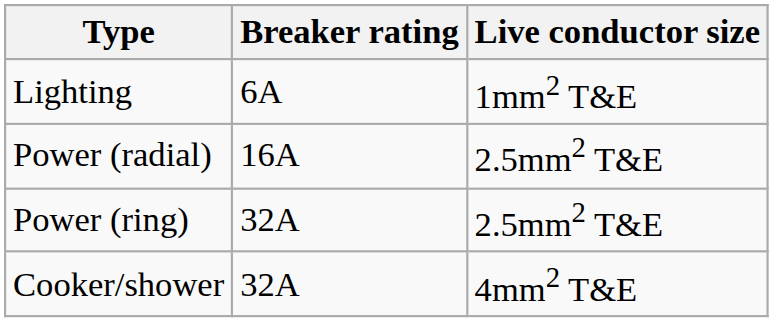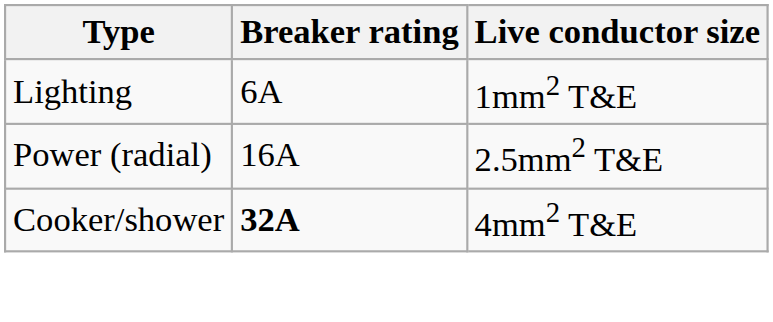- row: (101, 219)
(270, 283) normal -> (270, 219) bold
